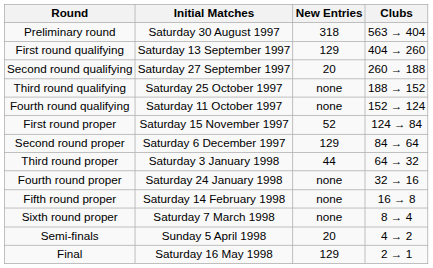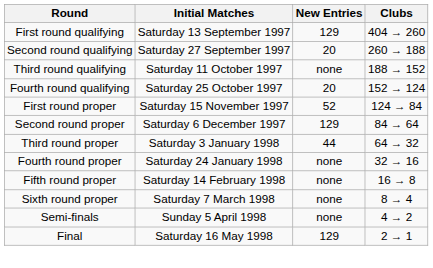- row: (70, 32)
(214, 87) Saturday 25 October 1997 -> (214, 69) Saturday 11 October 1997
(214, 106) Saturday 11 October 1997 -> (214, 87) Saturday 25 October 1997
(329, 106) none -> (329, 87) 20
(329, 236) 20 -> (329, 217) none
